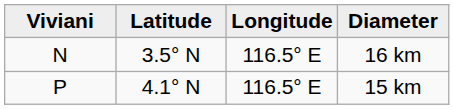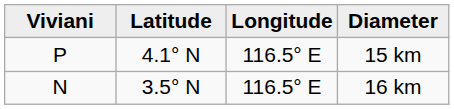rows swapped: (393, 54) <-> (393, 87)
